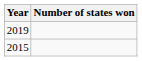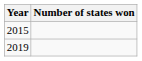rows swapped: (18, 47) <-> (18, 30)
